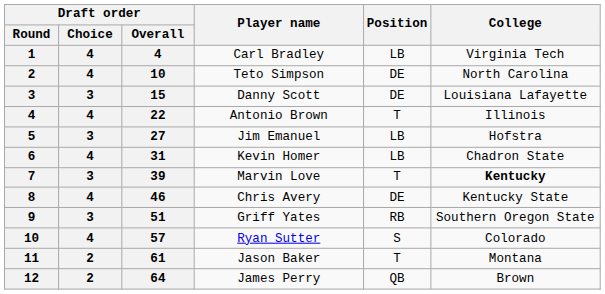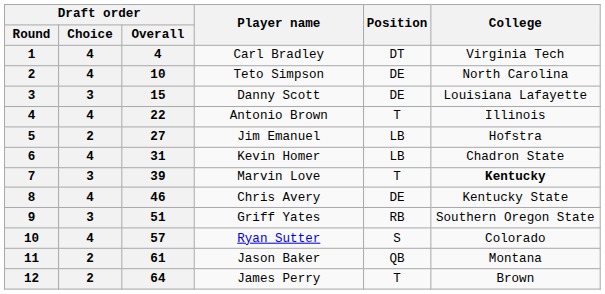(397, 56) LB -> (397, 56) DT
(90, 137) 3 -> (90, 137) 2
(397, 259) T -> (397, 259) QB
(397, 279) QB -> (397, 279) T
